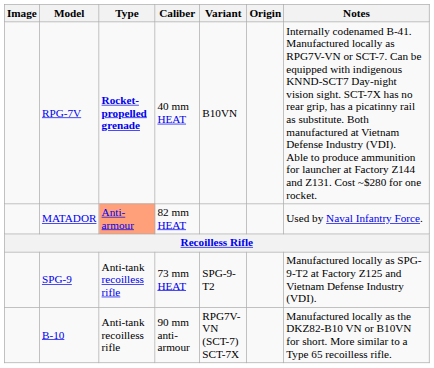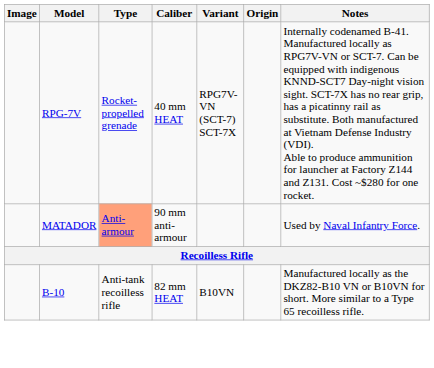(124, 113) bold -> (123, 113) normal
(220, 113) B10VN -> (218, 113) RPG7V-VN (SCT-7) SCT-7X
(173, 219) 82 mm HEAT -> (171, 225) 90 mm anti-armour
- row: (57, 279)
(174, 335) 90 mm anti-armour -> (170, 292) 82 mm HEAT
(221, 335) RPG7V-VN (SCT-7) SCT-7X -> (217, 292) B10VN
